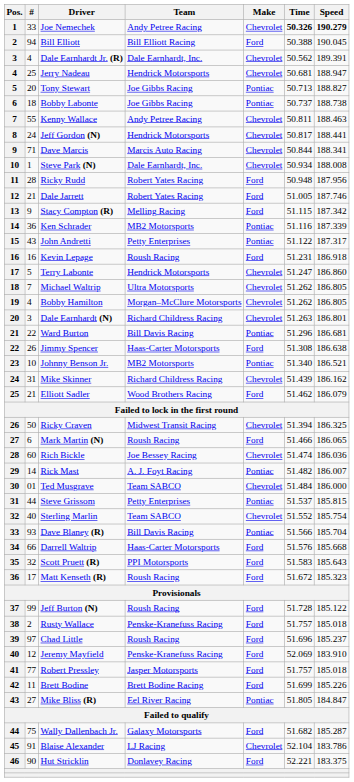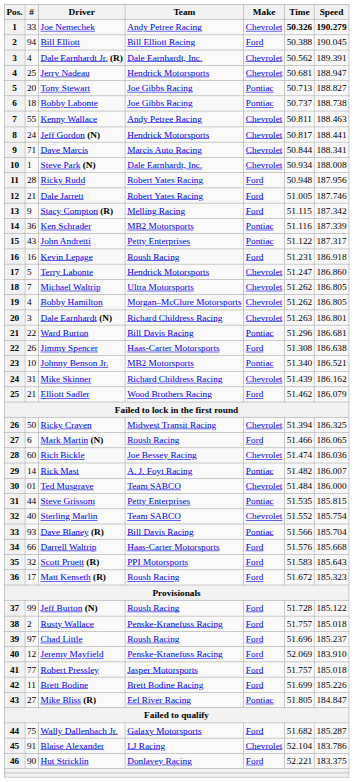(299, 501) 51.537 -> (299, 501) 51.535
